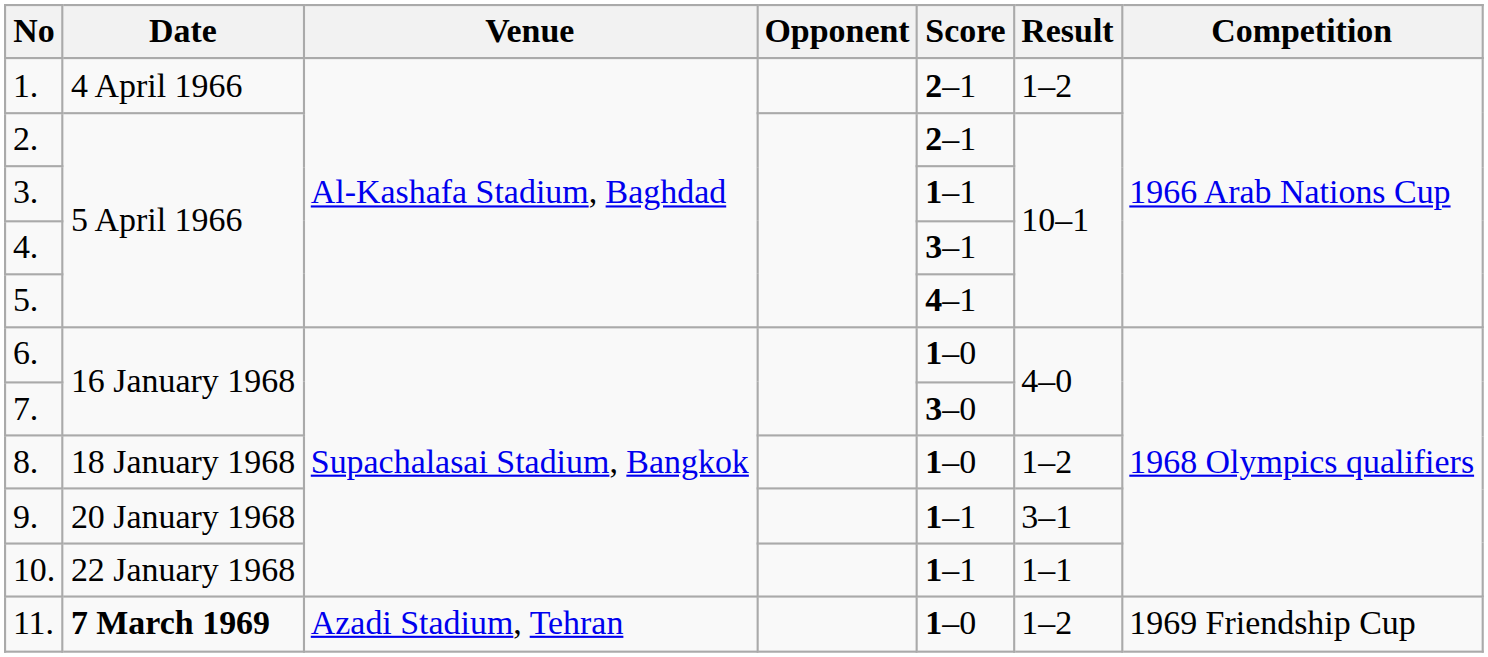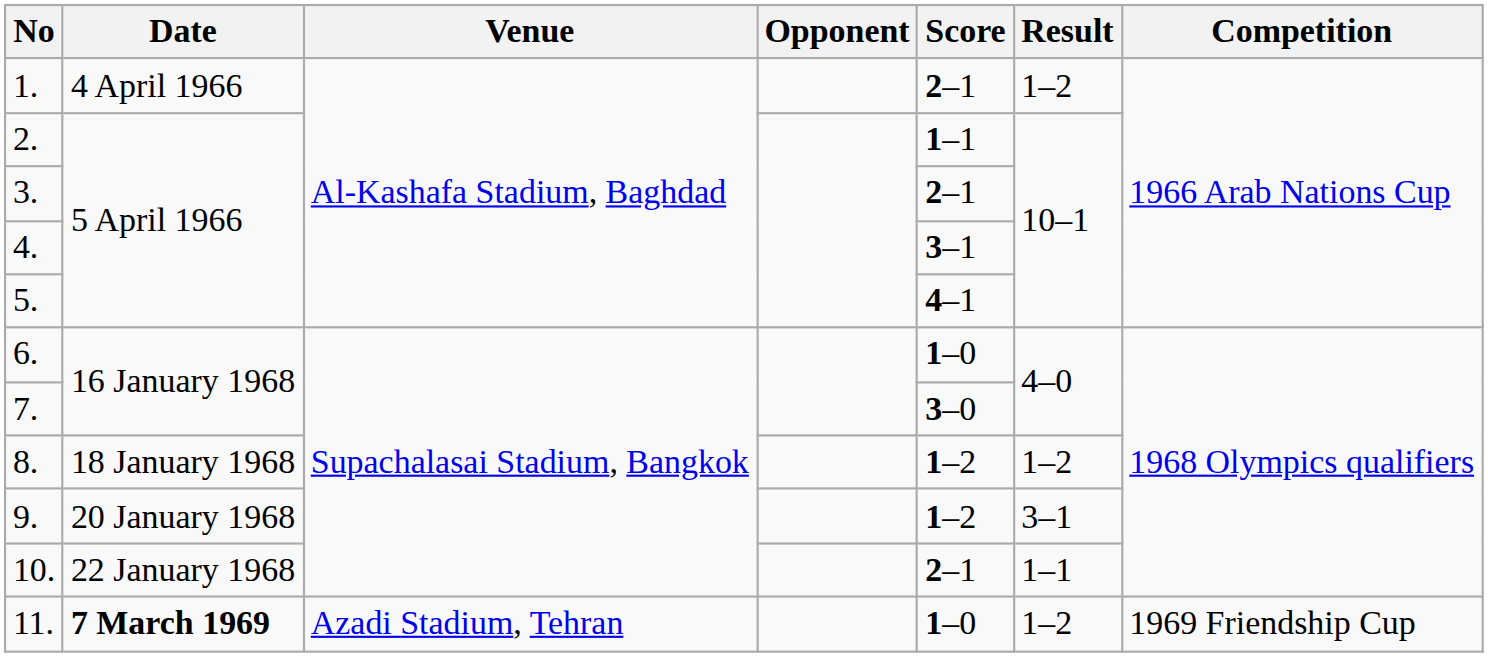(951, 138) 2–1 -> (951, 138) 1–1
(951, 192) 1–1 -> (951, 192) 2–1
(951, 461) 1–0 -> (951, 461) 1–2
(951, 515) 1–1 -> (951, 515) 1–2
(951, 569) 1–1 -> (951, 569) 2–1
